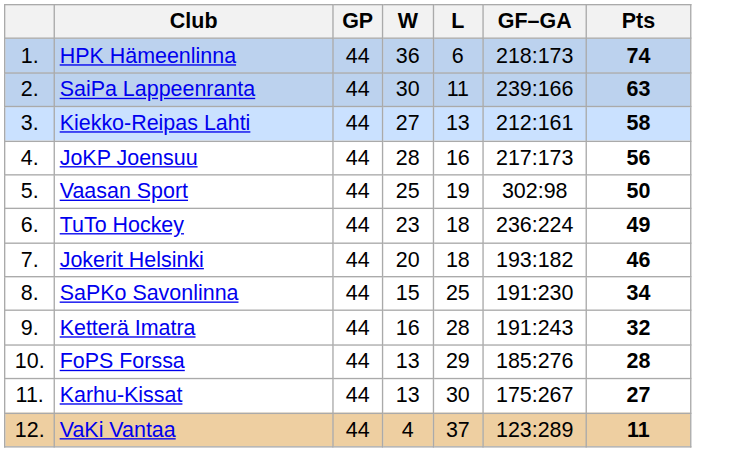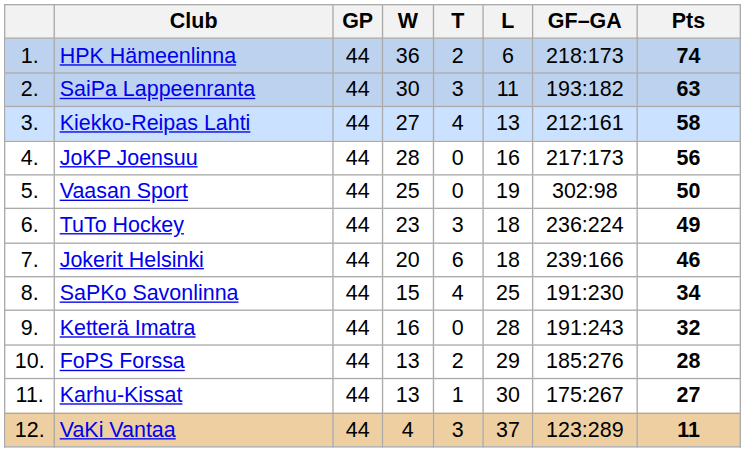+ column: (458, 21)
(535, 89) 239:166 -> (585, 89) 193:182
(535, 259) 193:182 -> (585, 259) 239:166
